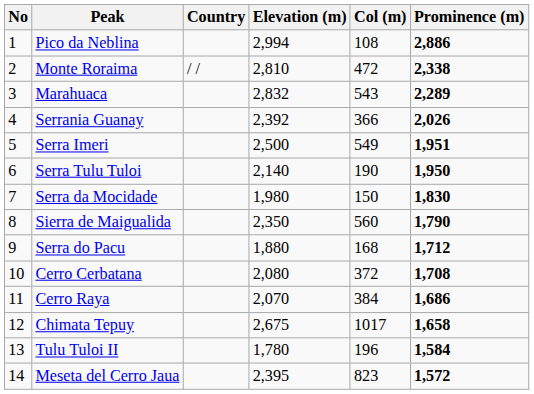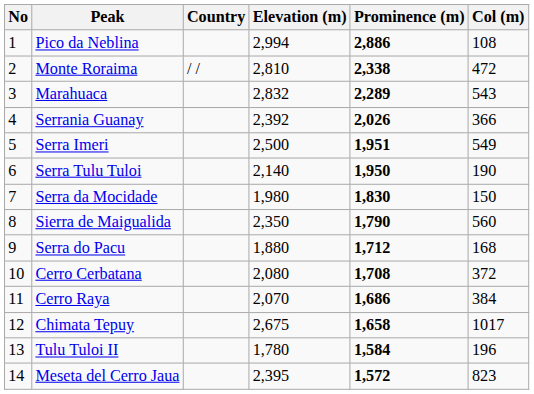columns swapped: (469, 17) <-> (380, 17)
